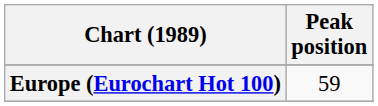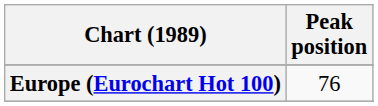(329, 82) 59 -> (329, 82) 76
